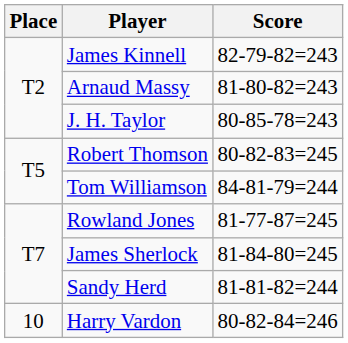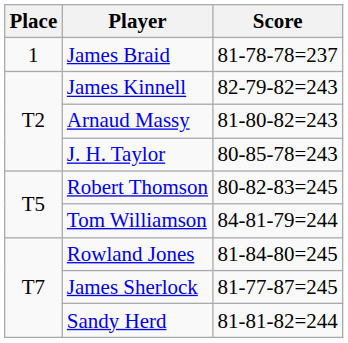+ row: (118, 54)
(278, 220) 81-77-87=245 -> (278, 253) 81-84-80=245
(278, 253) 81-84-80=245 -> (278, 287) 81-77-87=245
- row: (124, 320)
